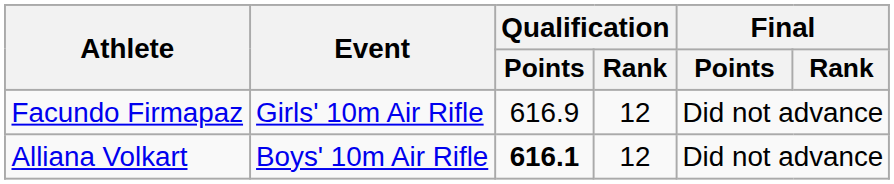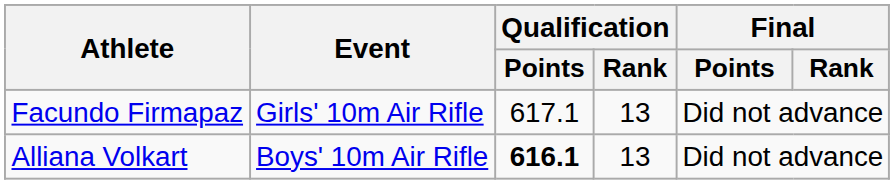(544, 113) 616.9 -> (544, 113) 617.1
(635, 113) 12 -> (635, 113) 13
(635, 157) 12 -> (635, 157) 13
